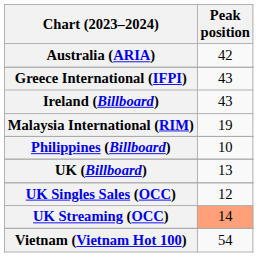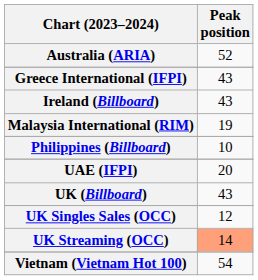(225, 55) 42 -> (225, 55) 52
+ row: (101, 170)
(225, 170) 13 -> (225, 194) 43
